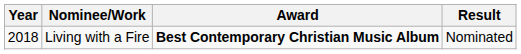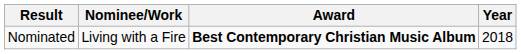columns swapped: (23, 15) <-> (479, 15)
